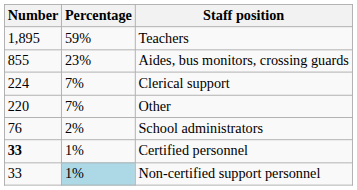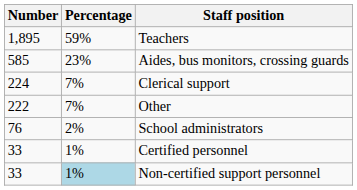(18, 60) 855 -> (18, 60) 585
(18, 106) 220 -> (18, 106) 222
(15, 151) bold -> (15, 151) normal
